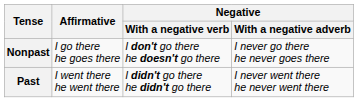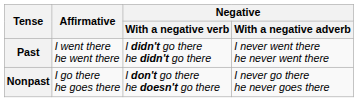rows swapped: (28, 53) <-> (28, 82)
